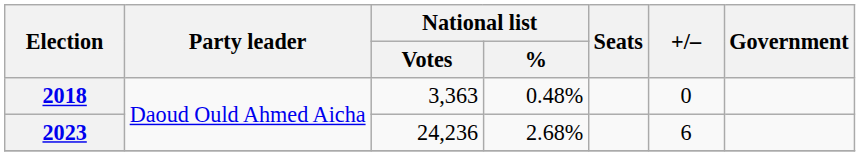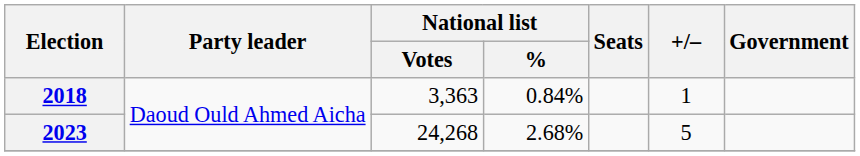(555, 96) 0.48% -> (555, 96) 0.84%
(686, 96) 0 -> (686, 96) 1
(448, 132) 24,236 -> (448, 132) 24,268
(686, 132) 6 -> (686, 132) 5
